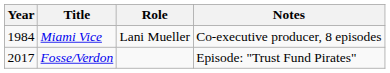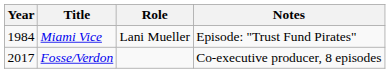(289, 36) Co-executive producer, 8 episodes -> (276, 36) Episode: "Trust Fund Pirates"
(276, 57) Episode: "Trust Fund Pirates" -> (289, 57) Co-executive producer, 8 episodes
